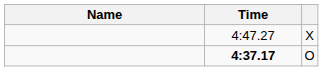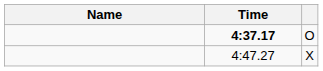rows swapped: (253, 55) <-> (253, 35)
